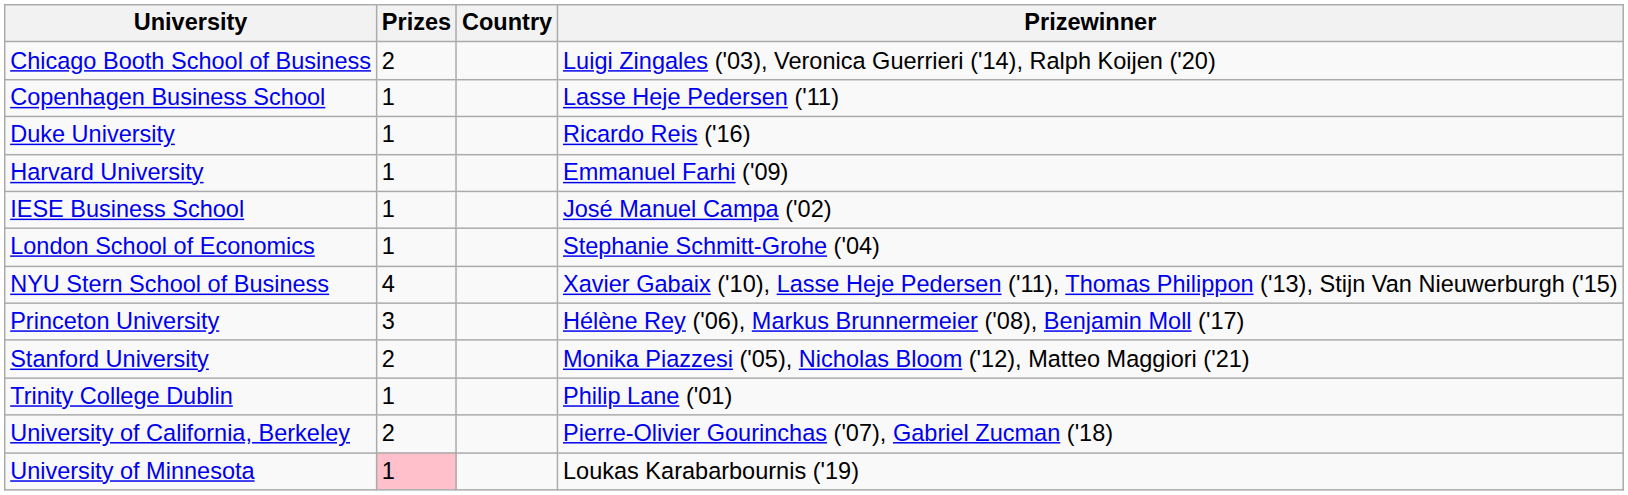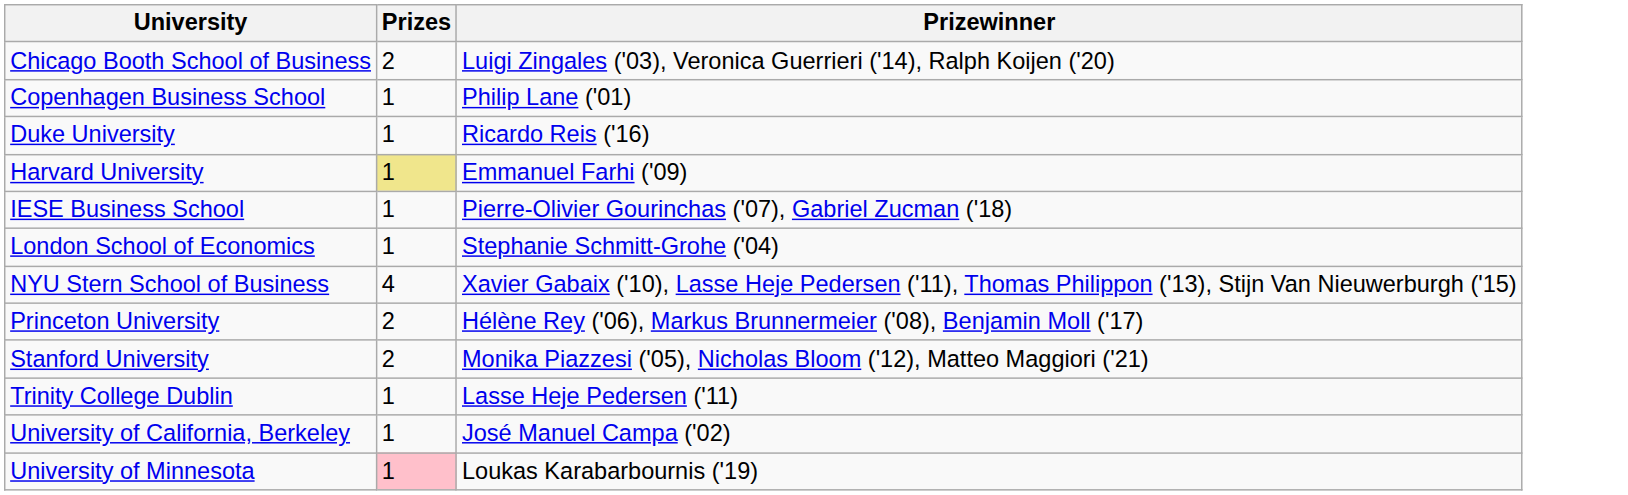- column: (507, 23)
(701, 97) Lasse Heje Pedersen ('11) -> (547, 97) Philip Lane ('01)
(388, 172) no background -> (388, 172) khaki background
(697, 209) José Manuel Campa ('02) -> (737, 209) Pierre-Olivier Gourinchas ('07), Gabriel Zucman ('18)
(388, 321) 3 -> (388, 321) 2
(648, 396) Philip Lane ('01) -> (600, 396) Lasse Heje Pedersen ('11)
(388, 433) 2 -> (388, 433) 1
(838, 433) Pierre-Olivier Gourinchas ('07), Gabriel Zucman ('18) -> (596, 433) José Manuel Campa ('02)
